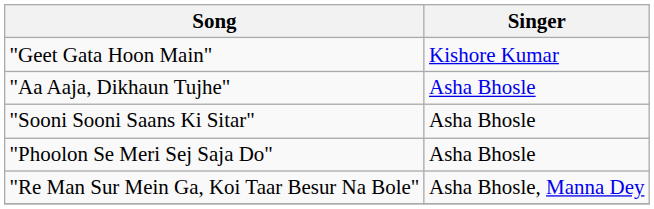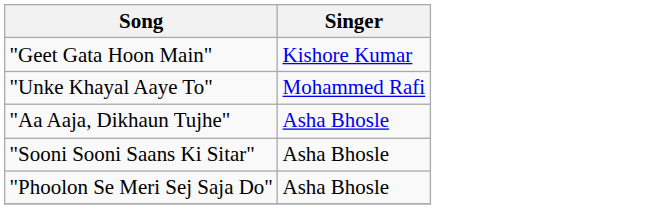+ row: (111, 87)
- row: (214, 187)
